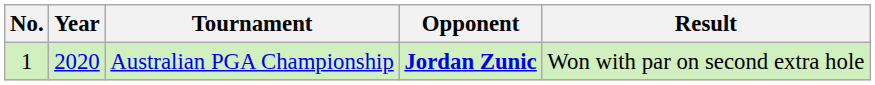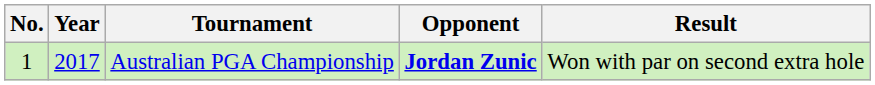(77, 61) 2020 -> (77, 61) 2017
